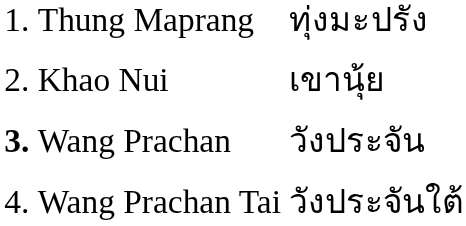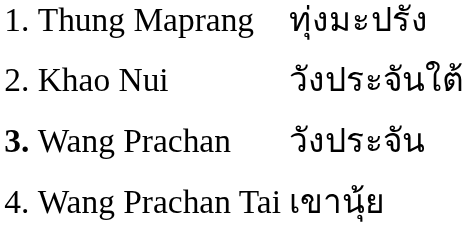(336, 80) เขานุ้ย -> (376, 80) วังประจันใต้
(376, 201) วังประจันใต้ -> (336, 201) เขานุ้ย
